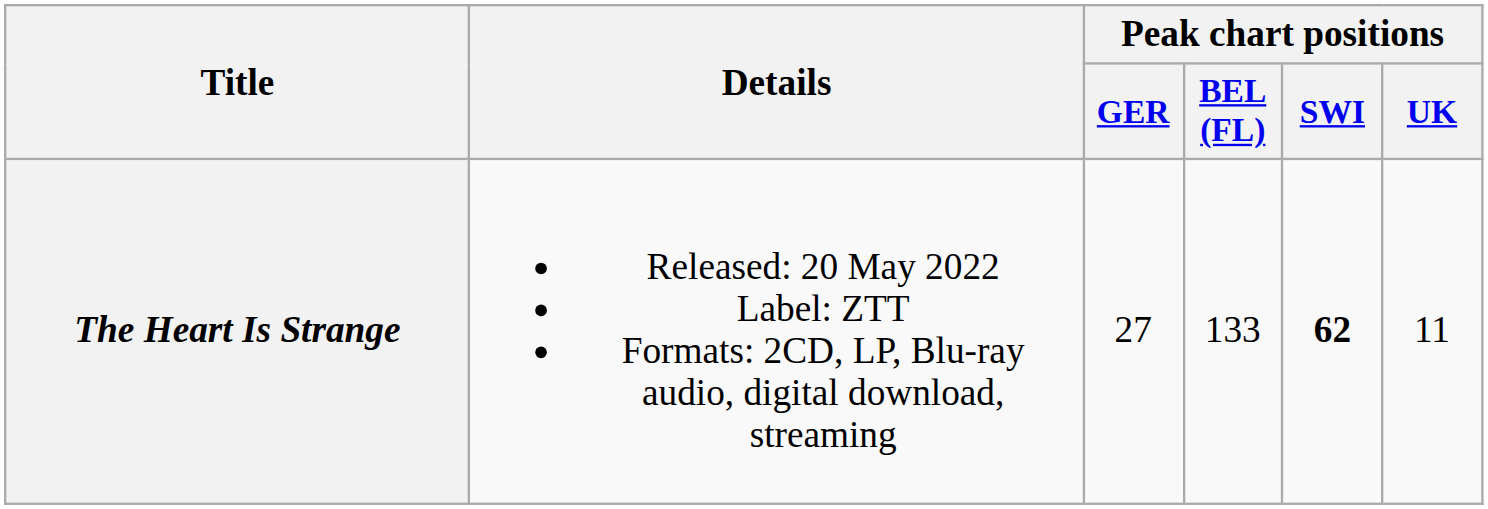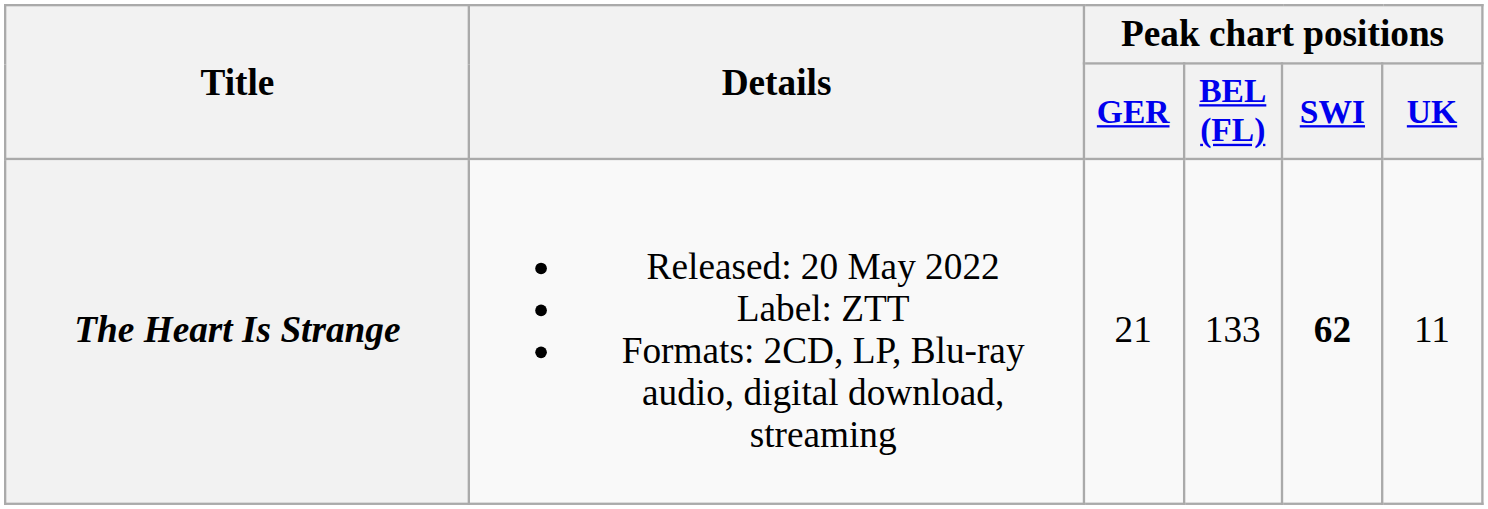(1133, 330) 27 -> (1133, 330) 21
